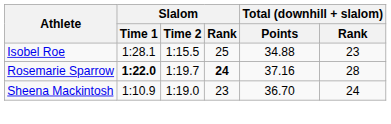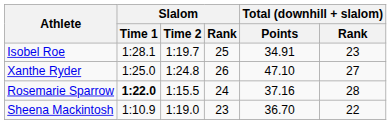(183, 53) 1:15.5 -> (183, 53) 1:19.7
(280, 53) 34.88 -> (280, 53) 34.91
+ row: (44, 72)
(183, 72) 1:19.7 -> (183, 91) 1:15.5
(222, 72) bold -> (222, 91) normal
(353, 91) 24 -> (353, 110) 22
